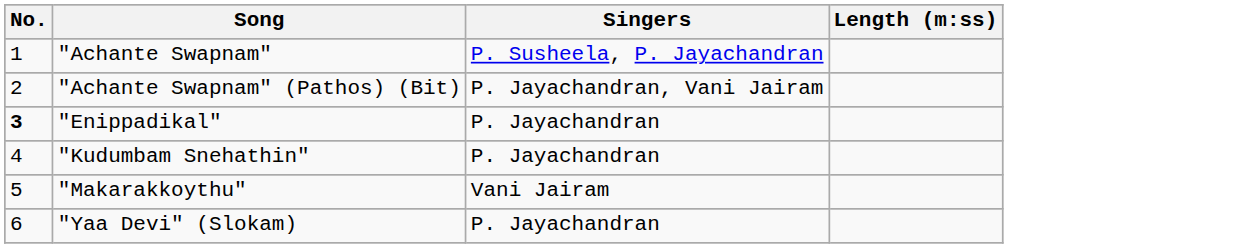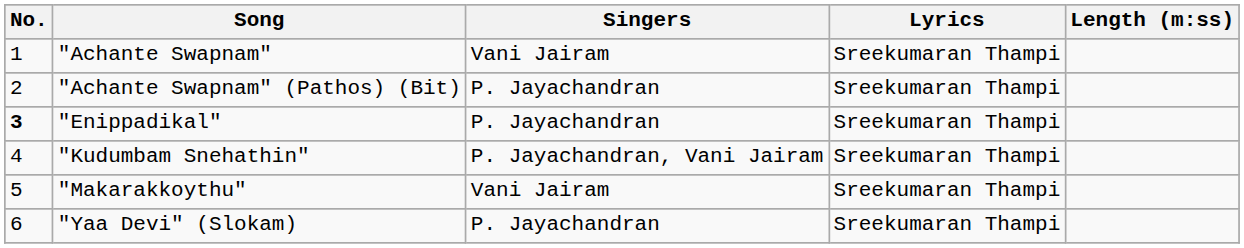+ column: (947, 22)
(647, 56) P. Susheela, P. Jayachandran -> (540, 56) Vani Jairam
(647, 90) P. Jayachandran, Vani Jairam -> (565, 90) P. Jayachandran
(565, 158) P. Jayachandran -> (647, 158) P. Jayachandran, Vani Jairam
